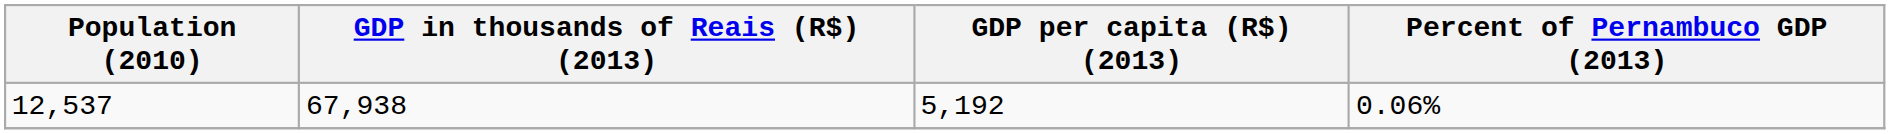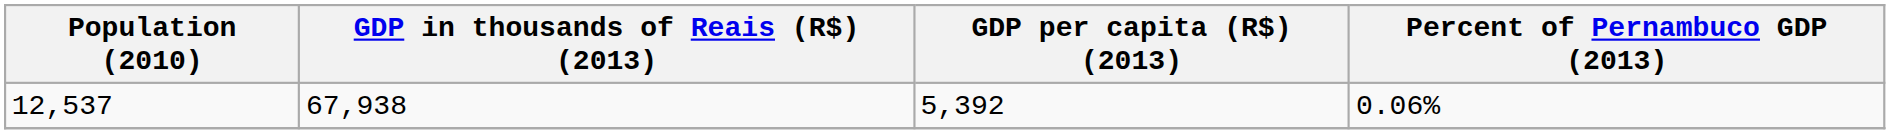(963, 106) 5,192 -> (963, 106) 5,392
